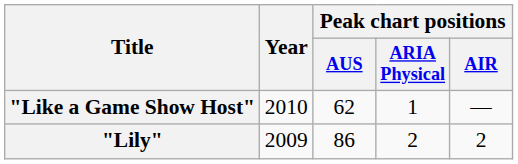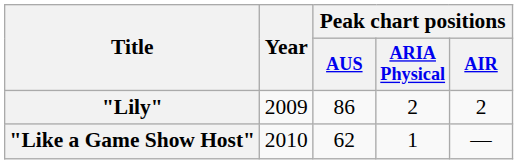rows swapped: (132, 141) <-> (132, 107)
